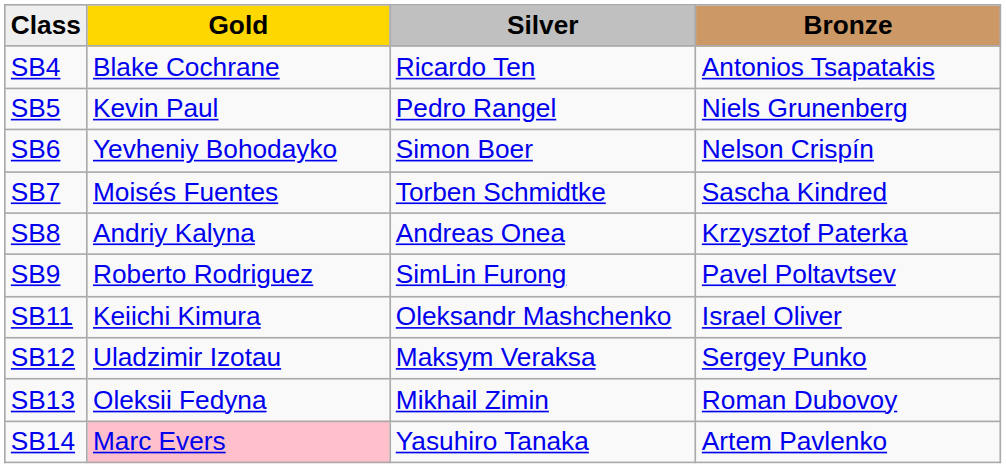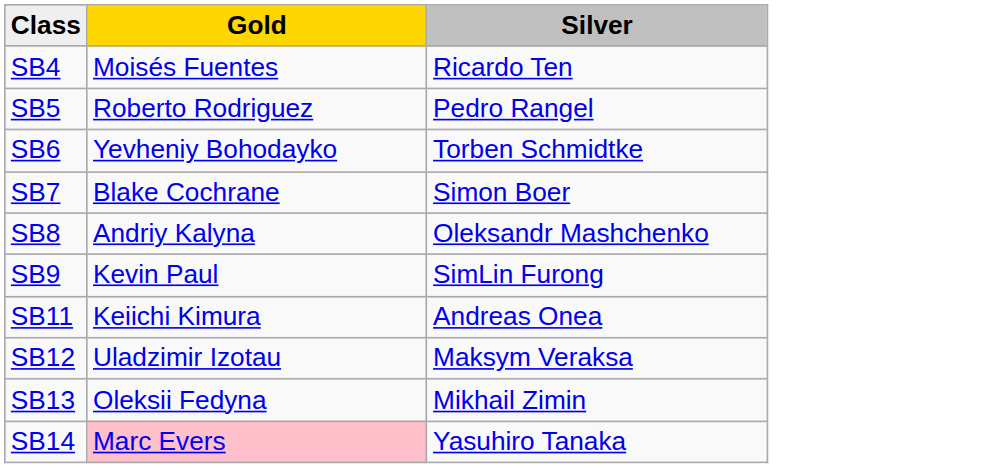- column: (848, 25)
(186, 66) Blake Cochrane -> (186, 66) Moisés Fuentes
(156, 108) Kevin Paul -> (203, 108) Roberto Rodriguez
(464, 150) Simon Boer -> (538, 150) Torben Schmidtke
(186, 191) Moisés Fuentes -> (186, 191) Blake Cochrane
(501, 191) Torben Schmidtke -> (502, 191) Simon Boer
(480, 233) Andreas Onea -> (571, 233) Oleksandr Mashchenko
(203, 274) Roberto Rodriguez -> (156, 274) Kevin Paul
(534, 316) Oleksandr Mashchenko -> (518, 316) Andreas Onea
